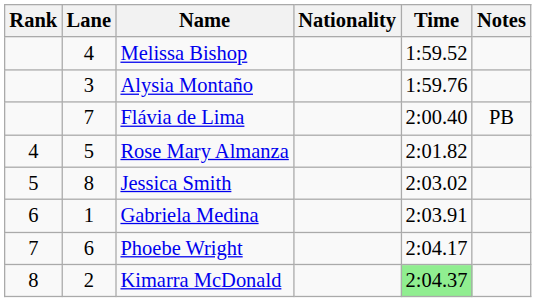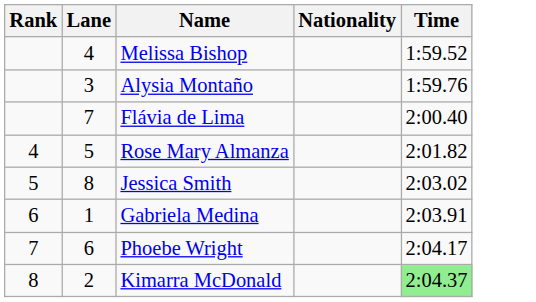- column: (501, 20)
